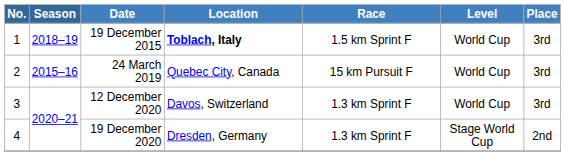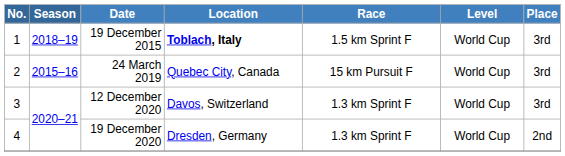(482, 135) Stage World Cup -> (482, 135) World Cup
